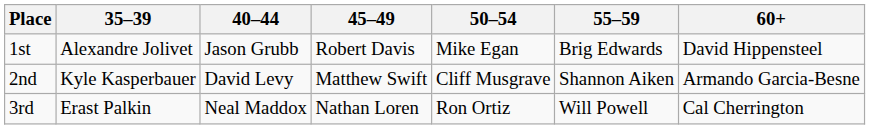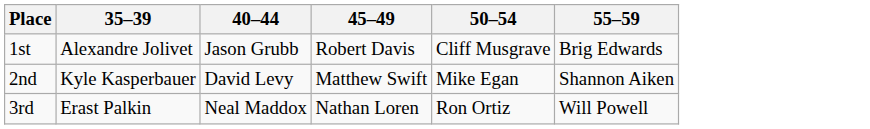- column: (771, 19)
(477, 49) Mike Egan -> (493, 49) Cliff Musgrave
(493, 78) Cliff Musgrave -> (477, 78) Mike Egan
